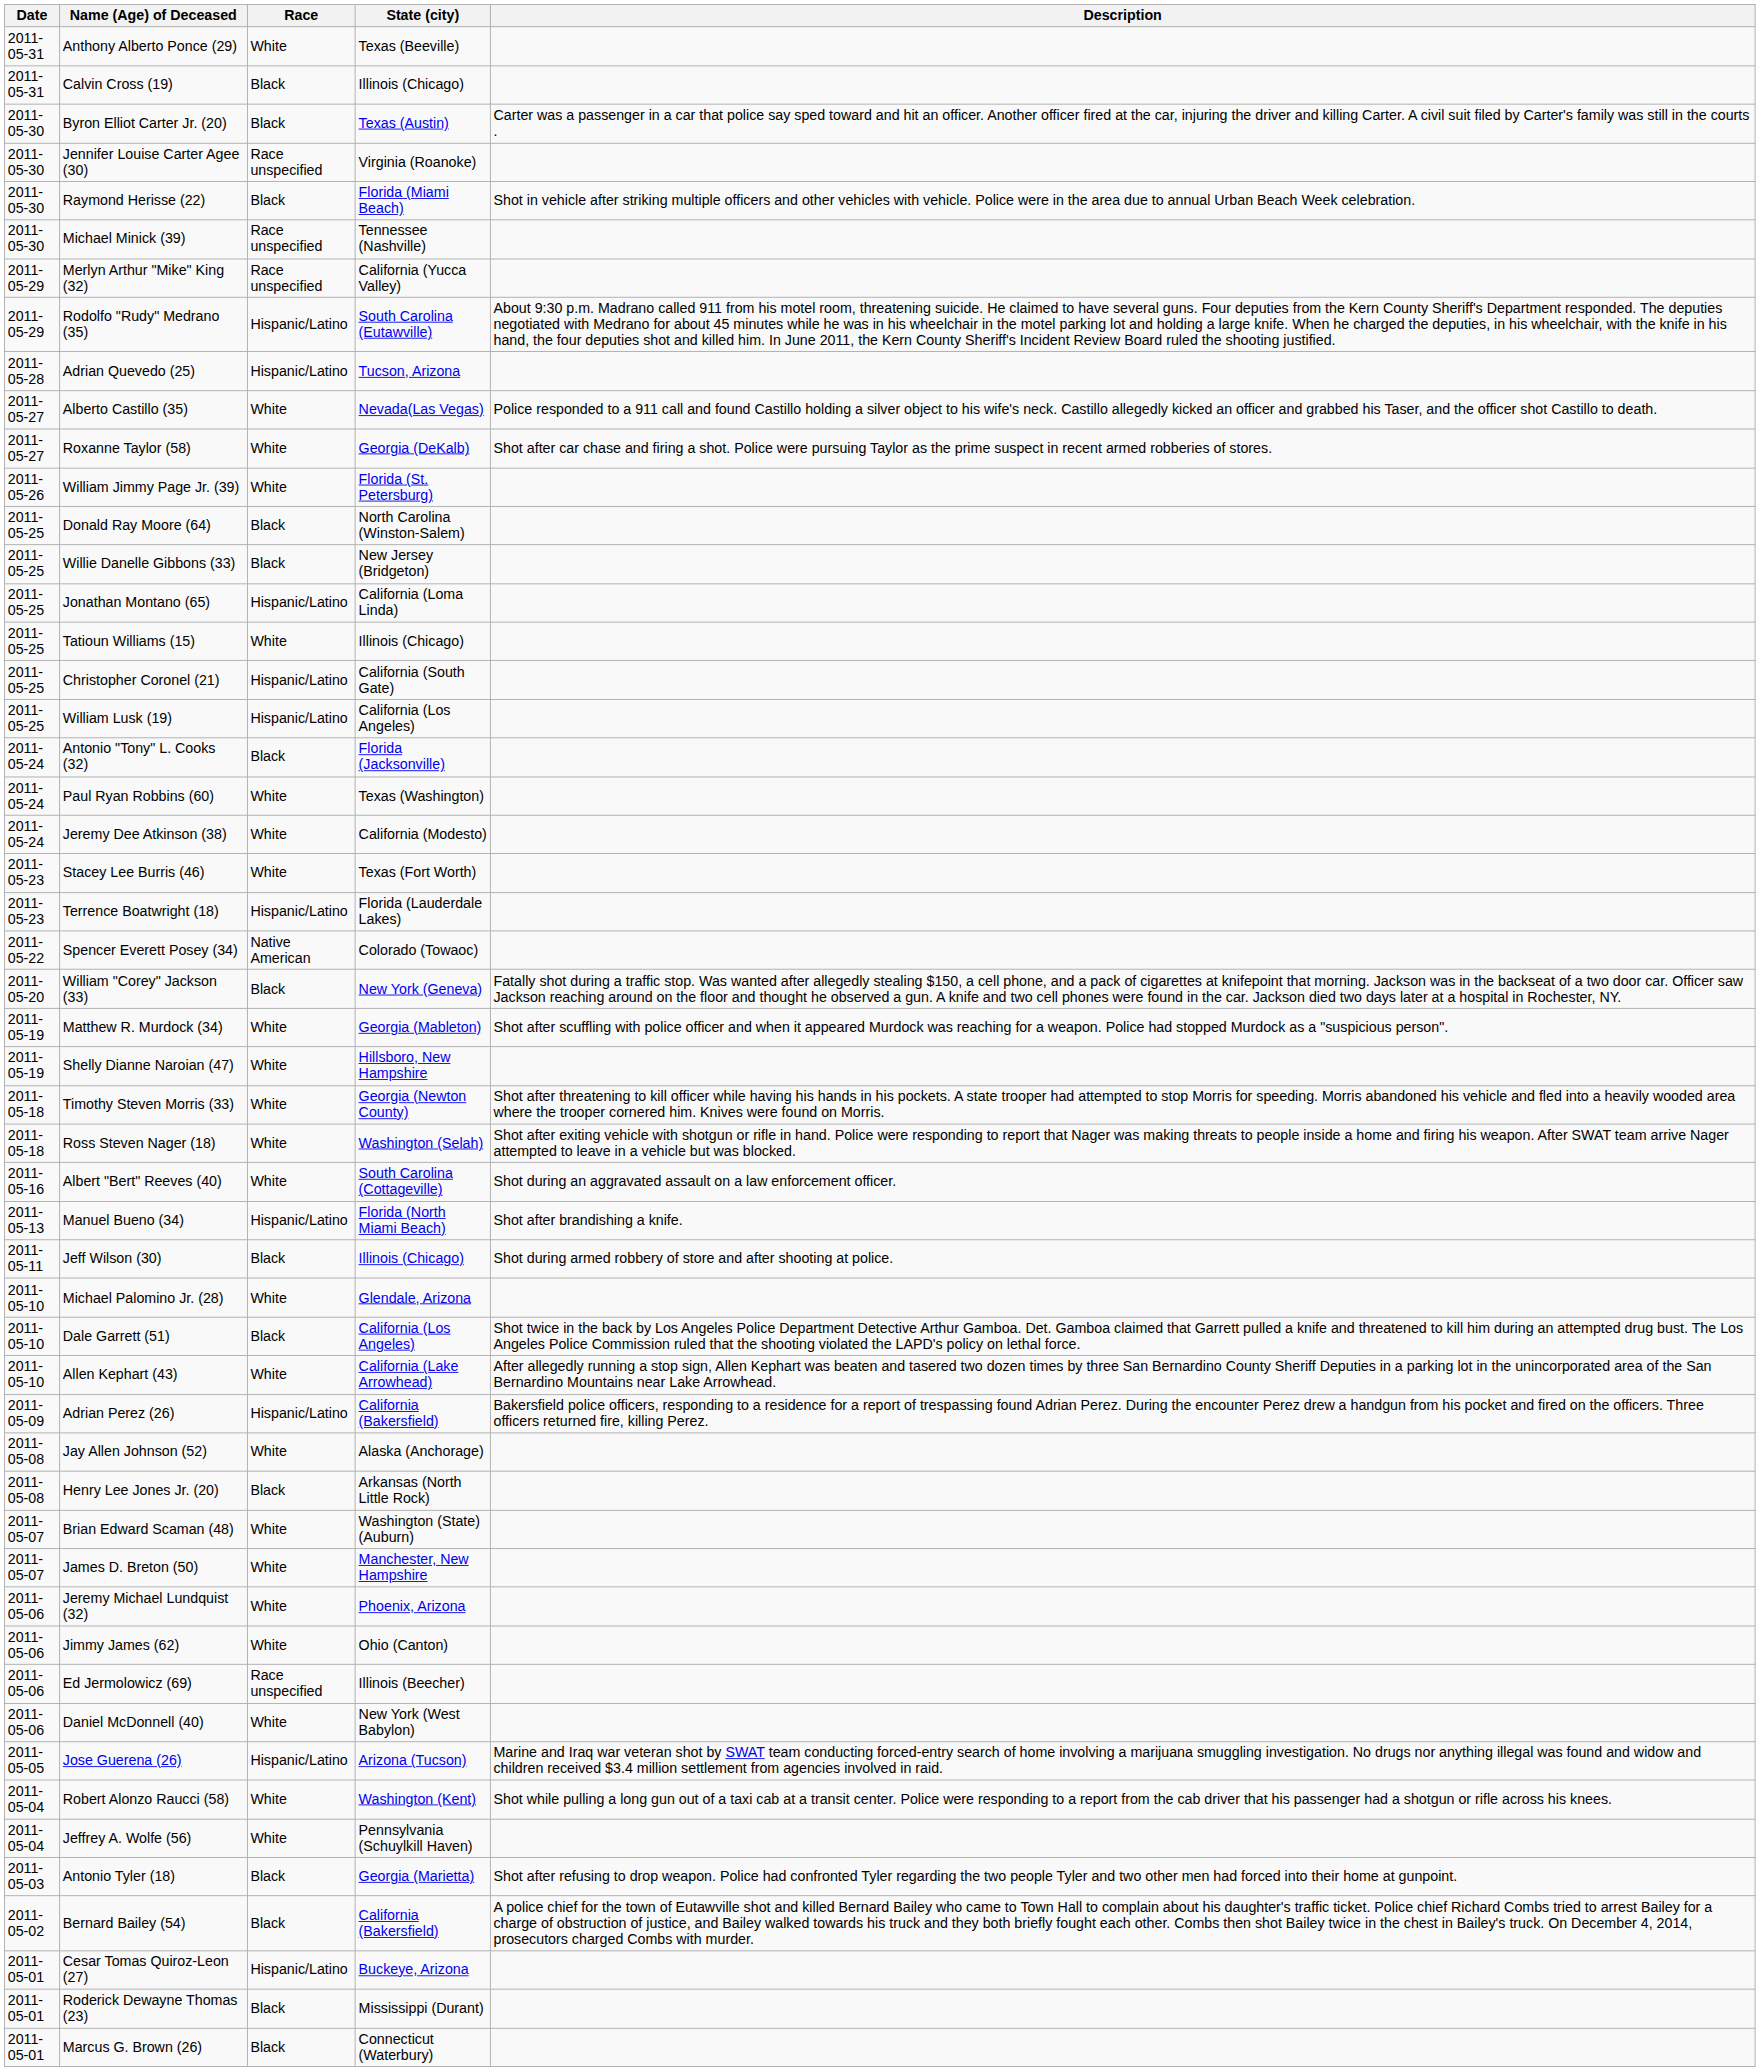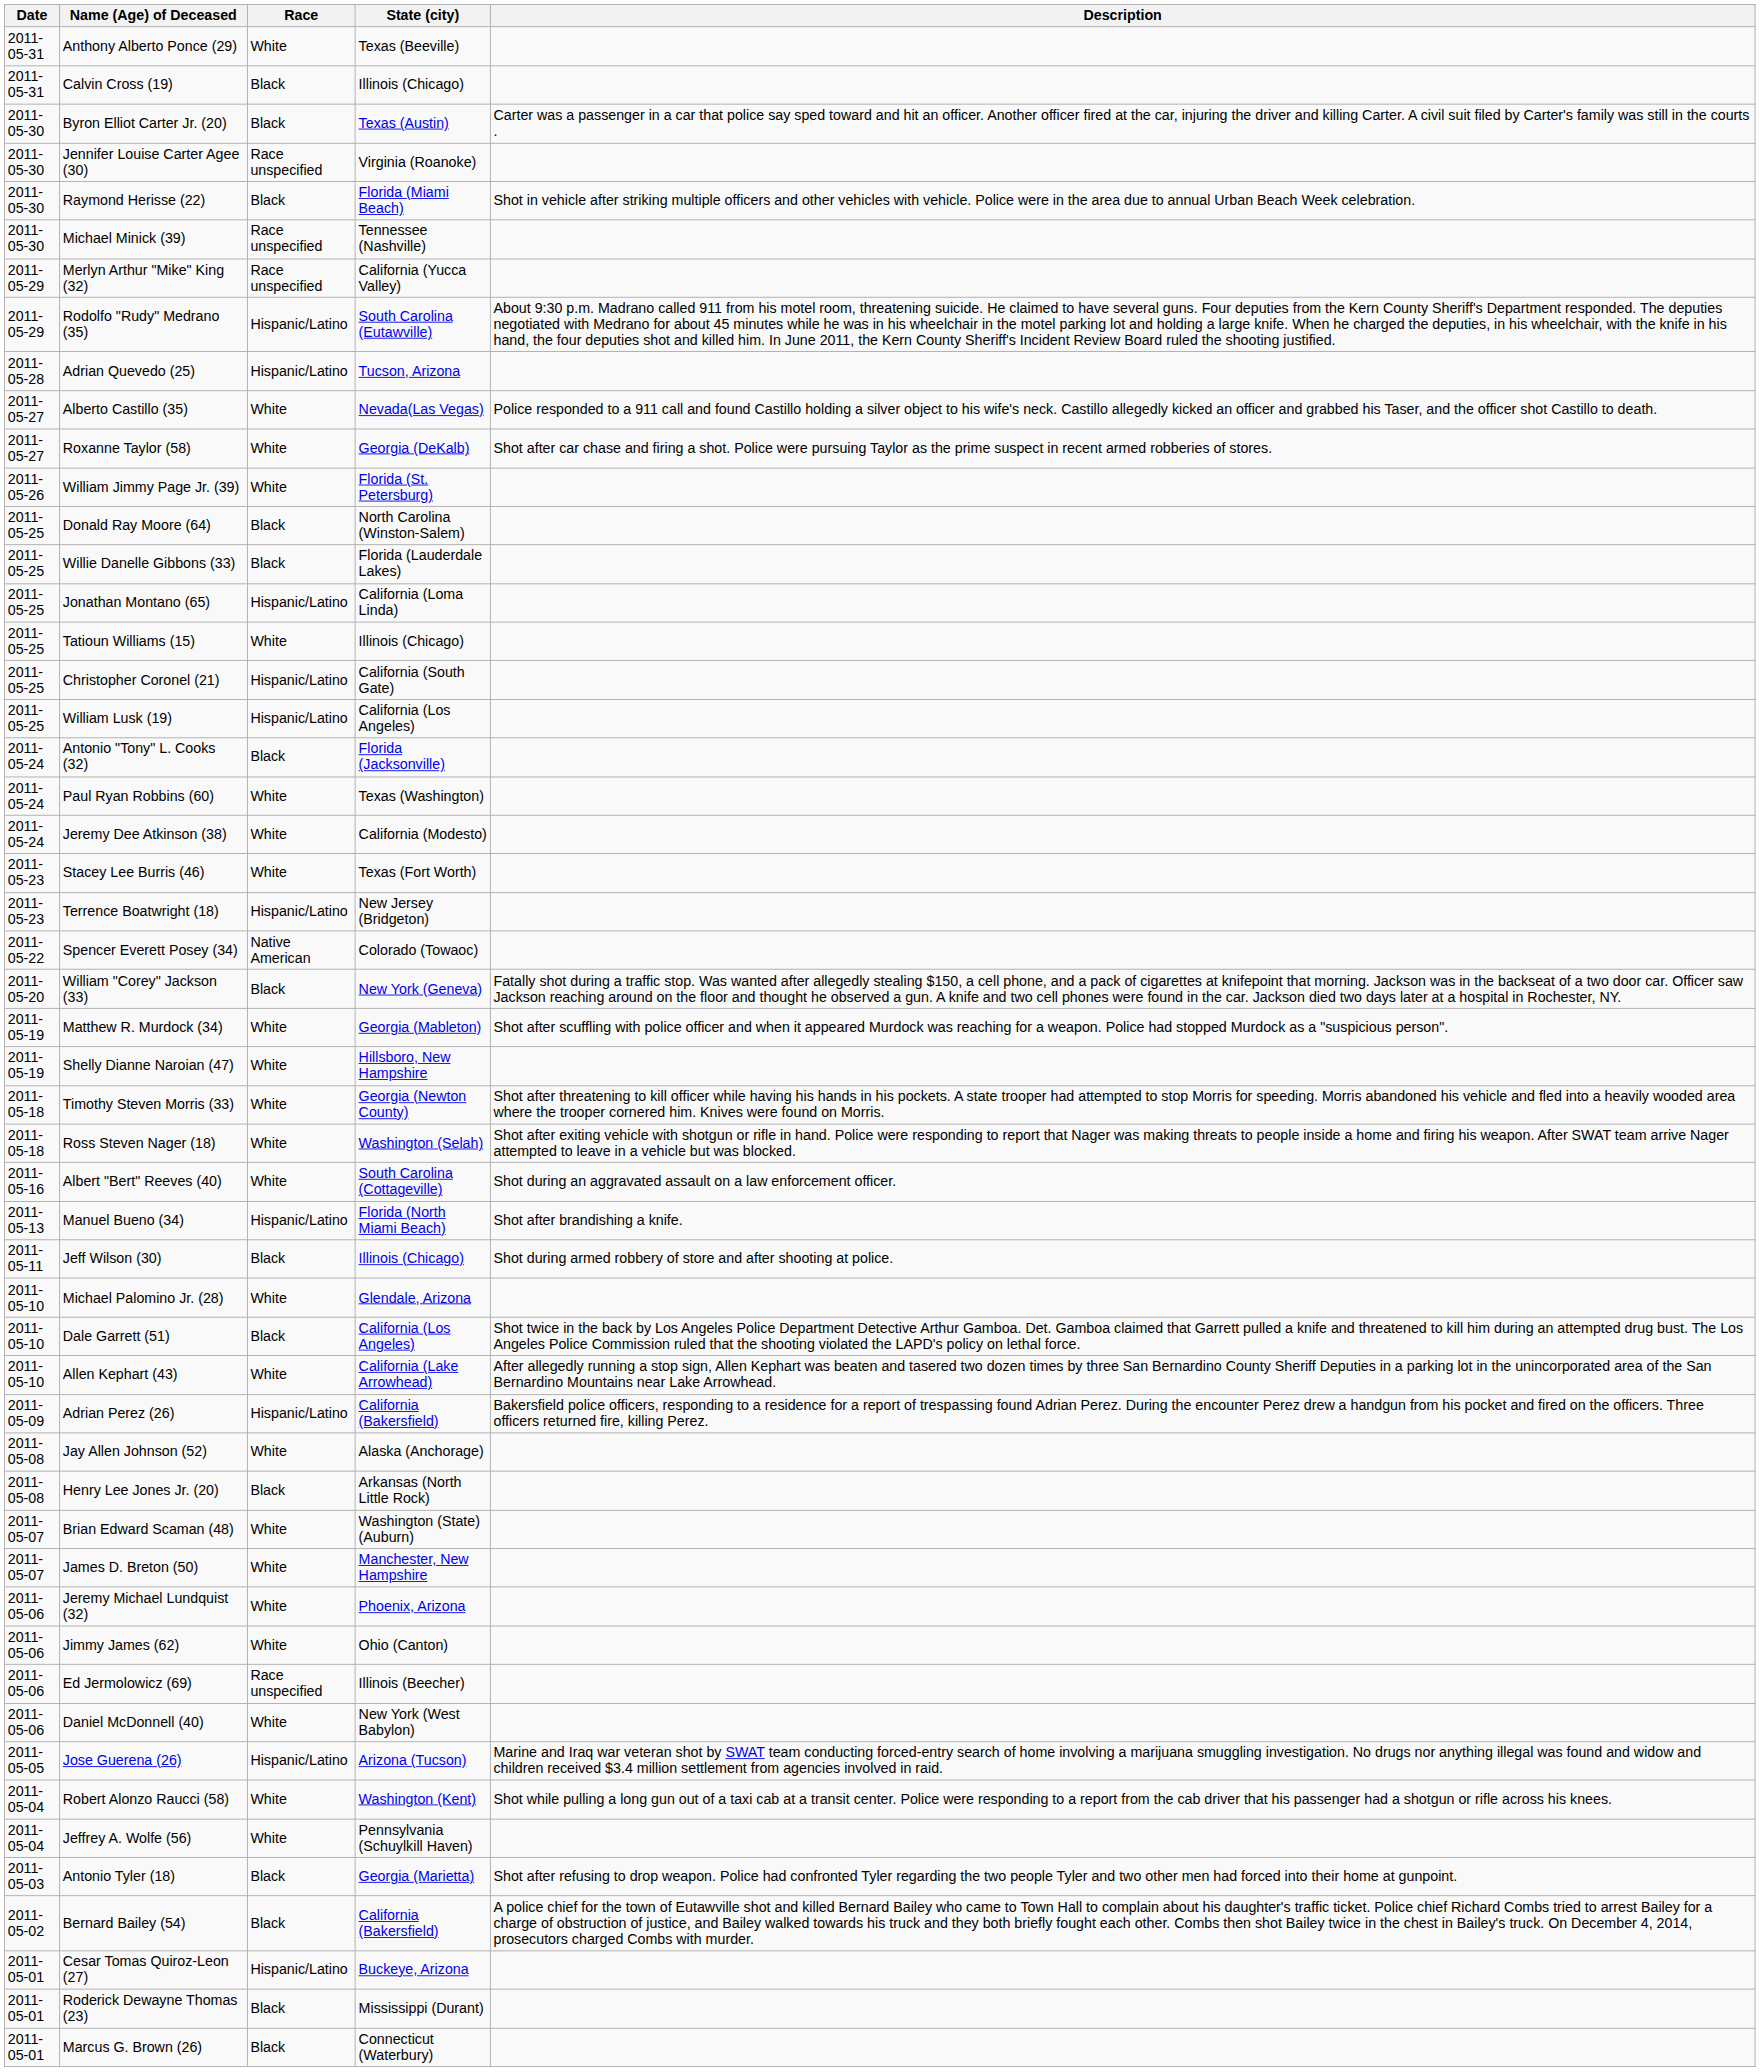(396, 564) New Jersey (Bridgeton) -> (420, 564) Florida (Lauderdale Lakes)
(420, 911) Florida (Lauderdale Lakes) -> (396, 911) New Jersey (Bridgeton)
